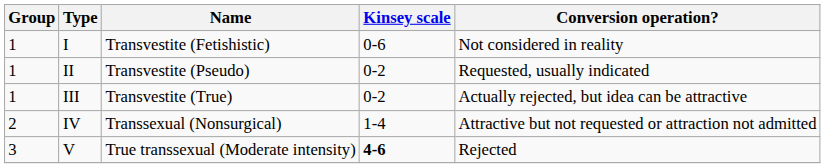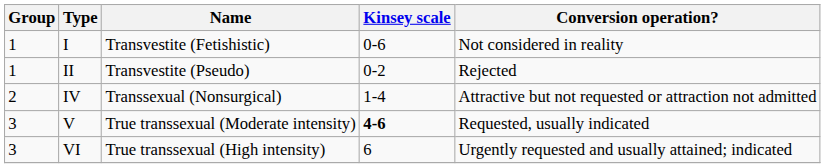(554, 70) Requested, usually indicated -> (488, 70) Rejected
- row: (71, 96)
(488, 149) Rejected -> (554, 123) Requested, usually indicated
+ row: (72, 149)
